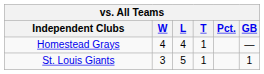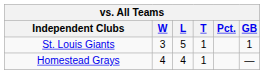rows swapped: (78, 45) <-> (78, 61)
